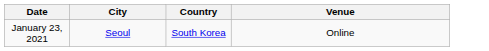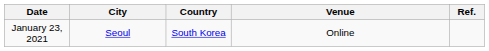+ column: (467, 12)
